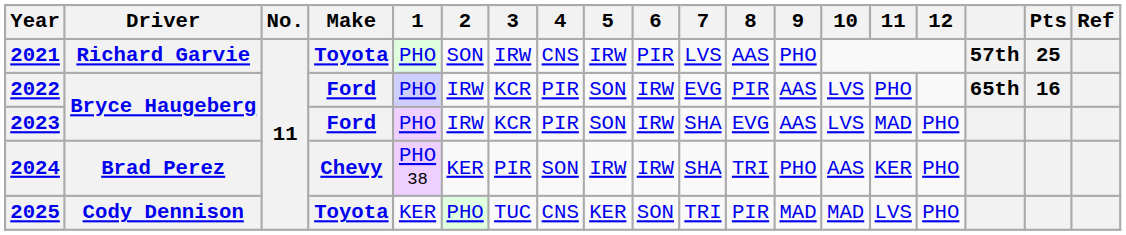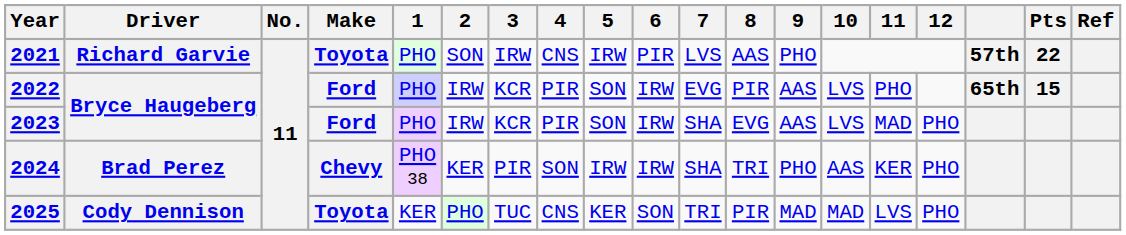(1048, 55) 25 -> (1048, 55) 22
(1048, 89) 16 -> (1048, 89) 15
